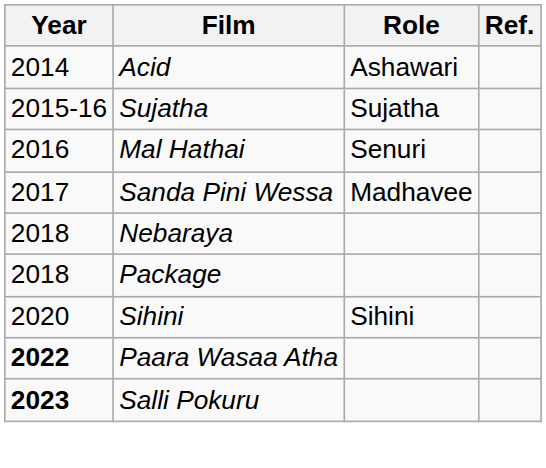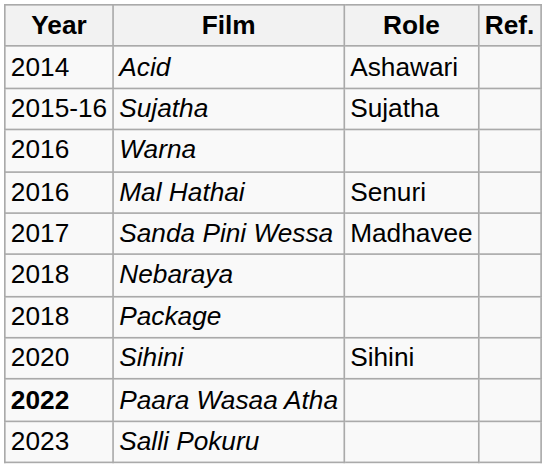+ row: (158, 150)
(40, 399) bold -> (40, 441) normal
